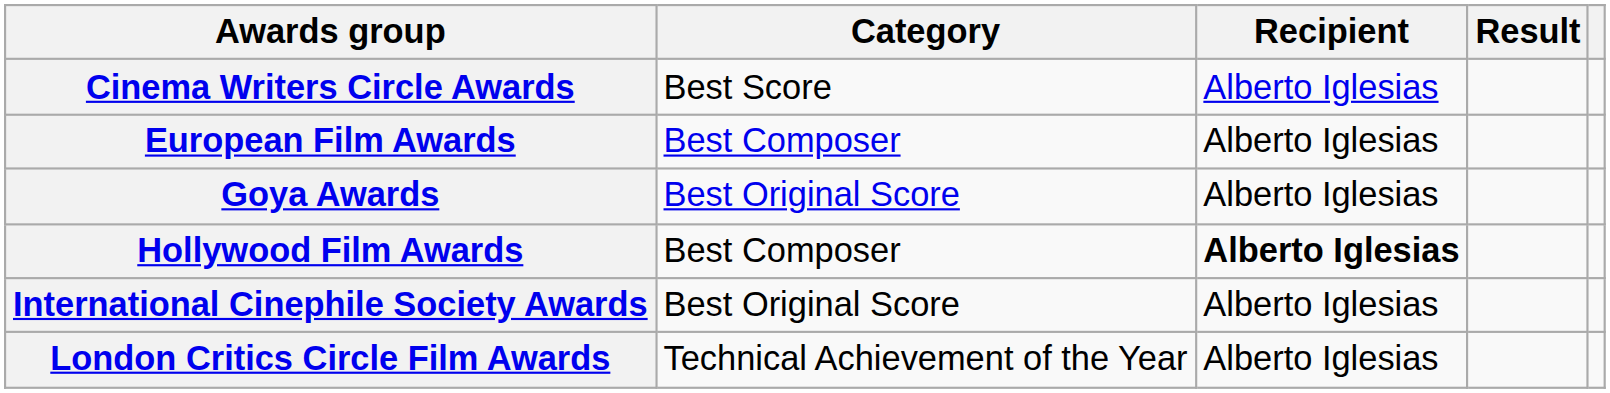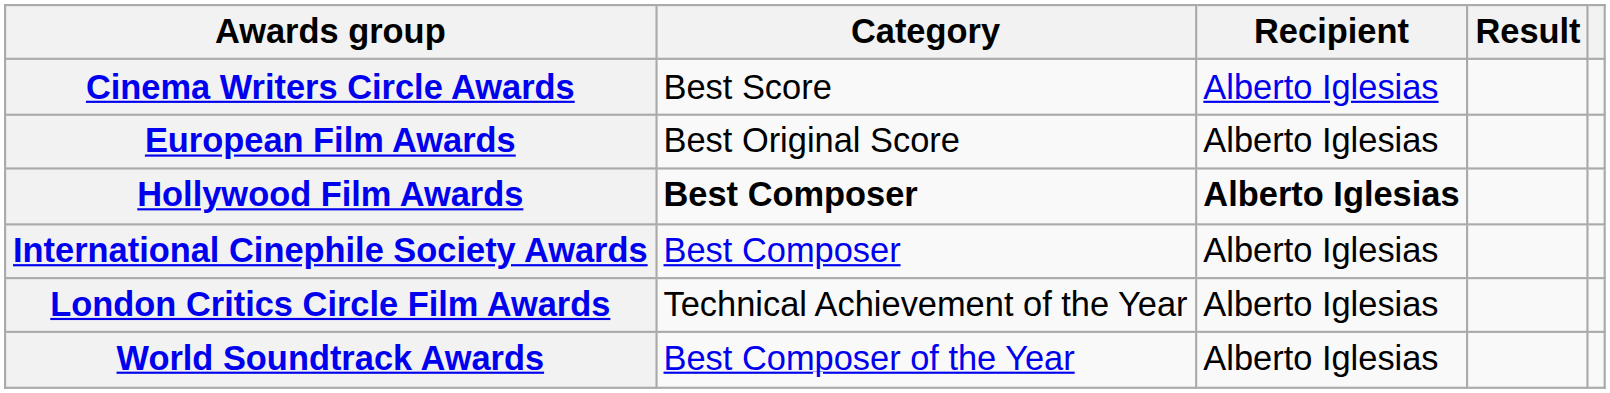(782, 140) Best Composer -> (812, 140) Best Original Score
- row: (330, 195)
(782, 250) normal -> (791, 195) bold
(812, 304) Best Original Score -> (782, 250) Best Composer
+ row: (330, 359)
